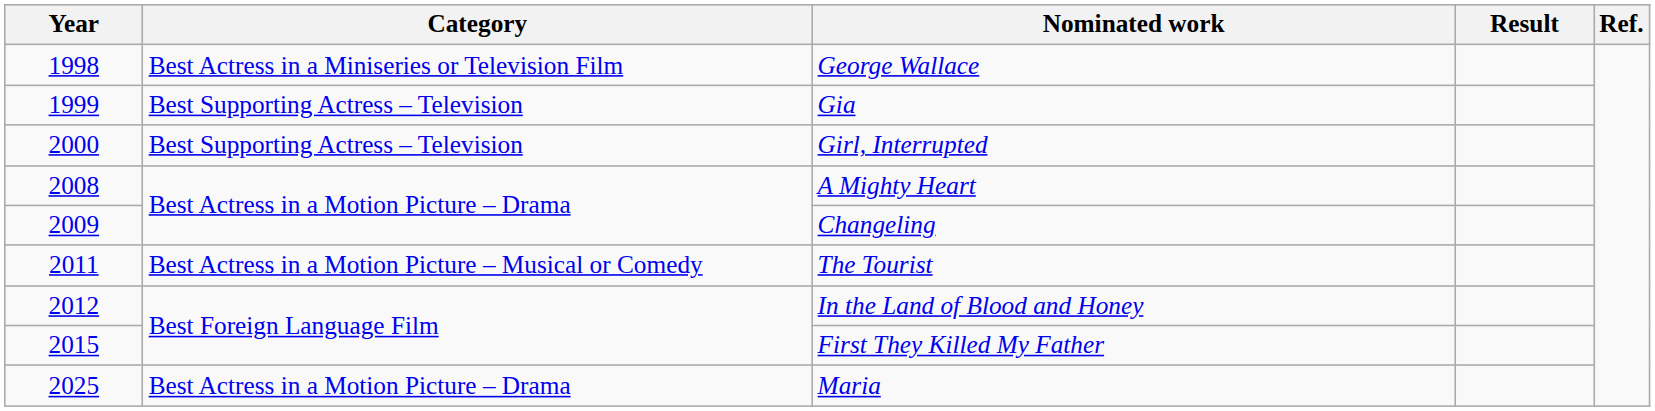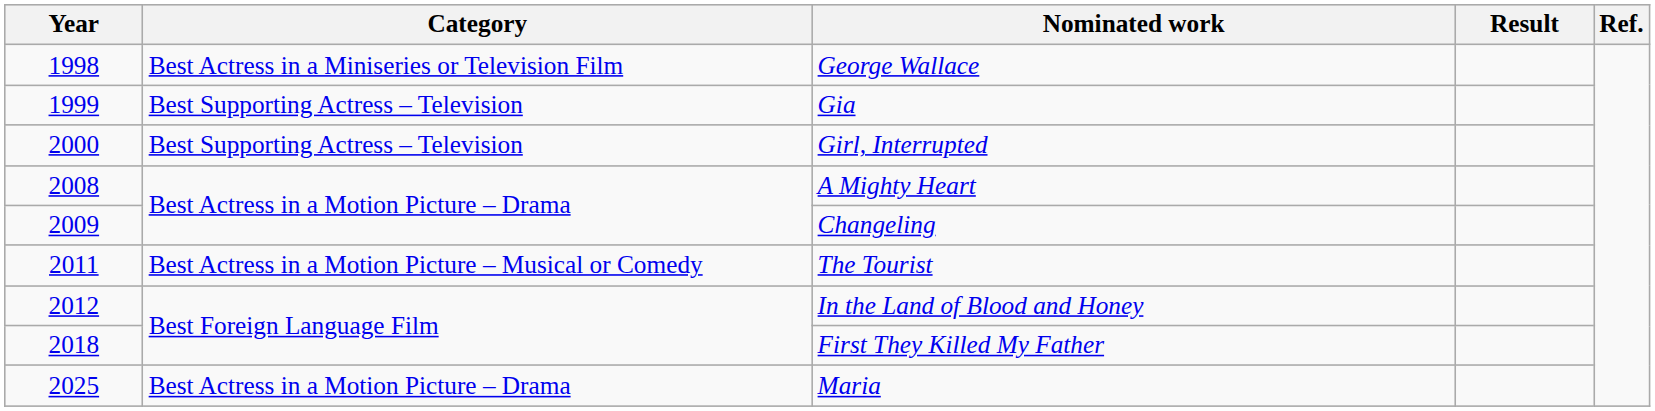(74, 345) 2015 -> (74, 345) 2018
